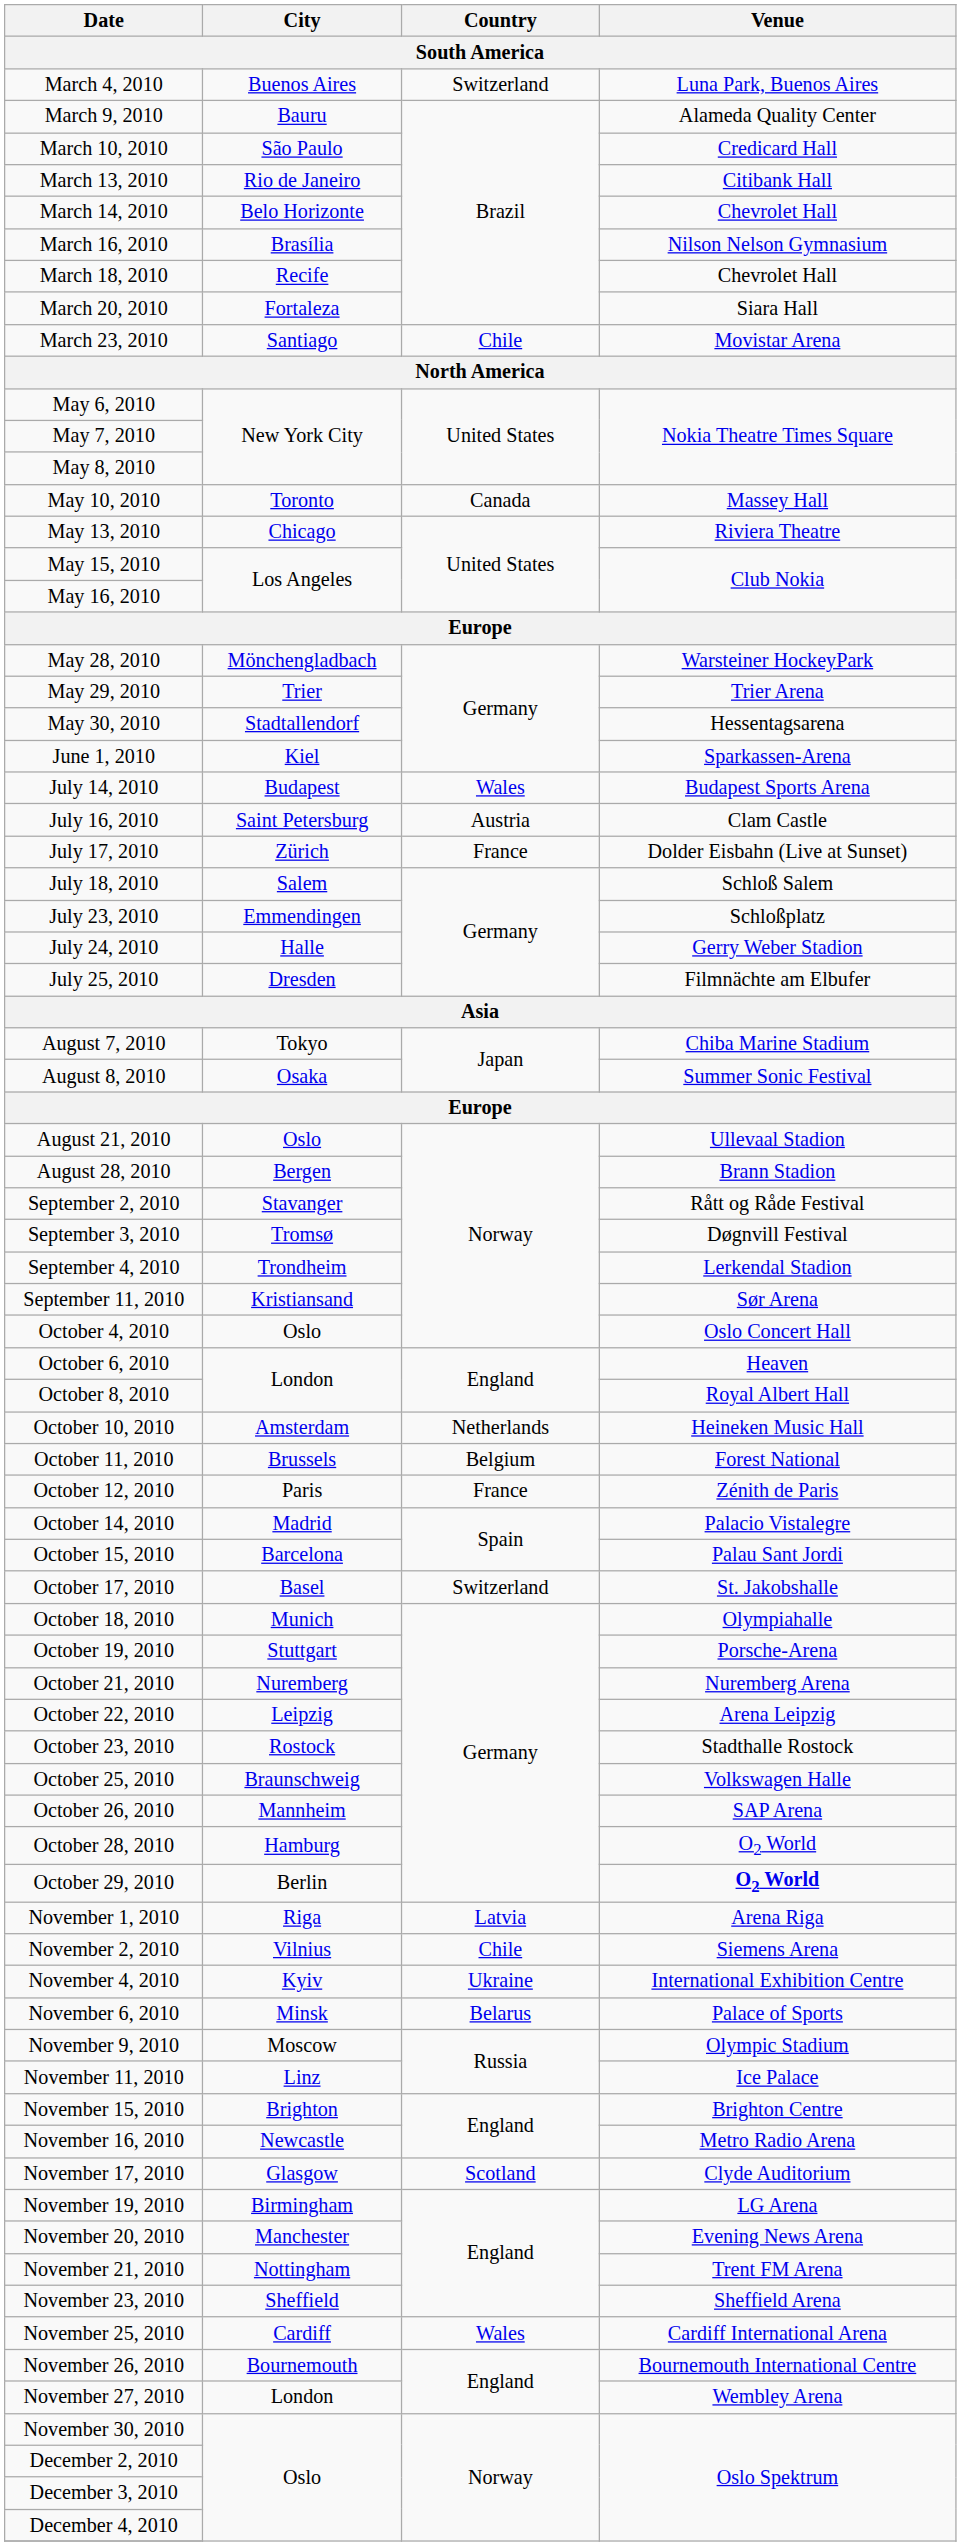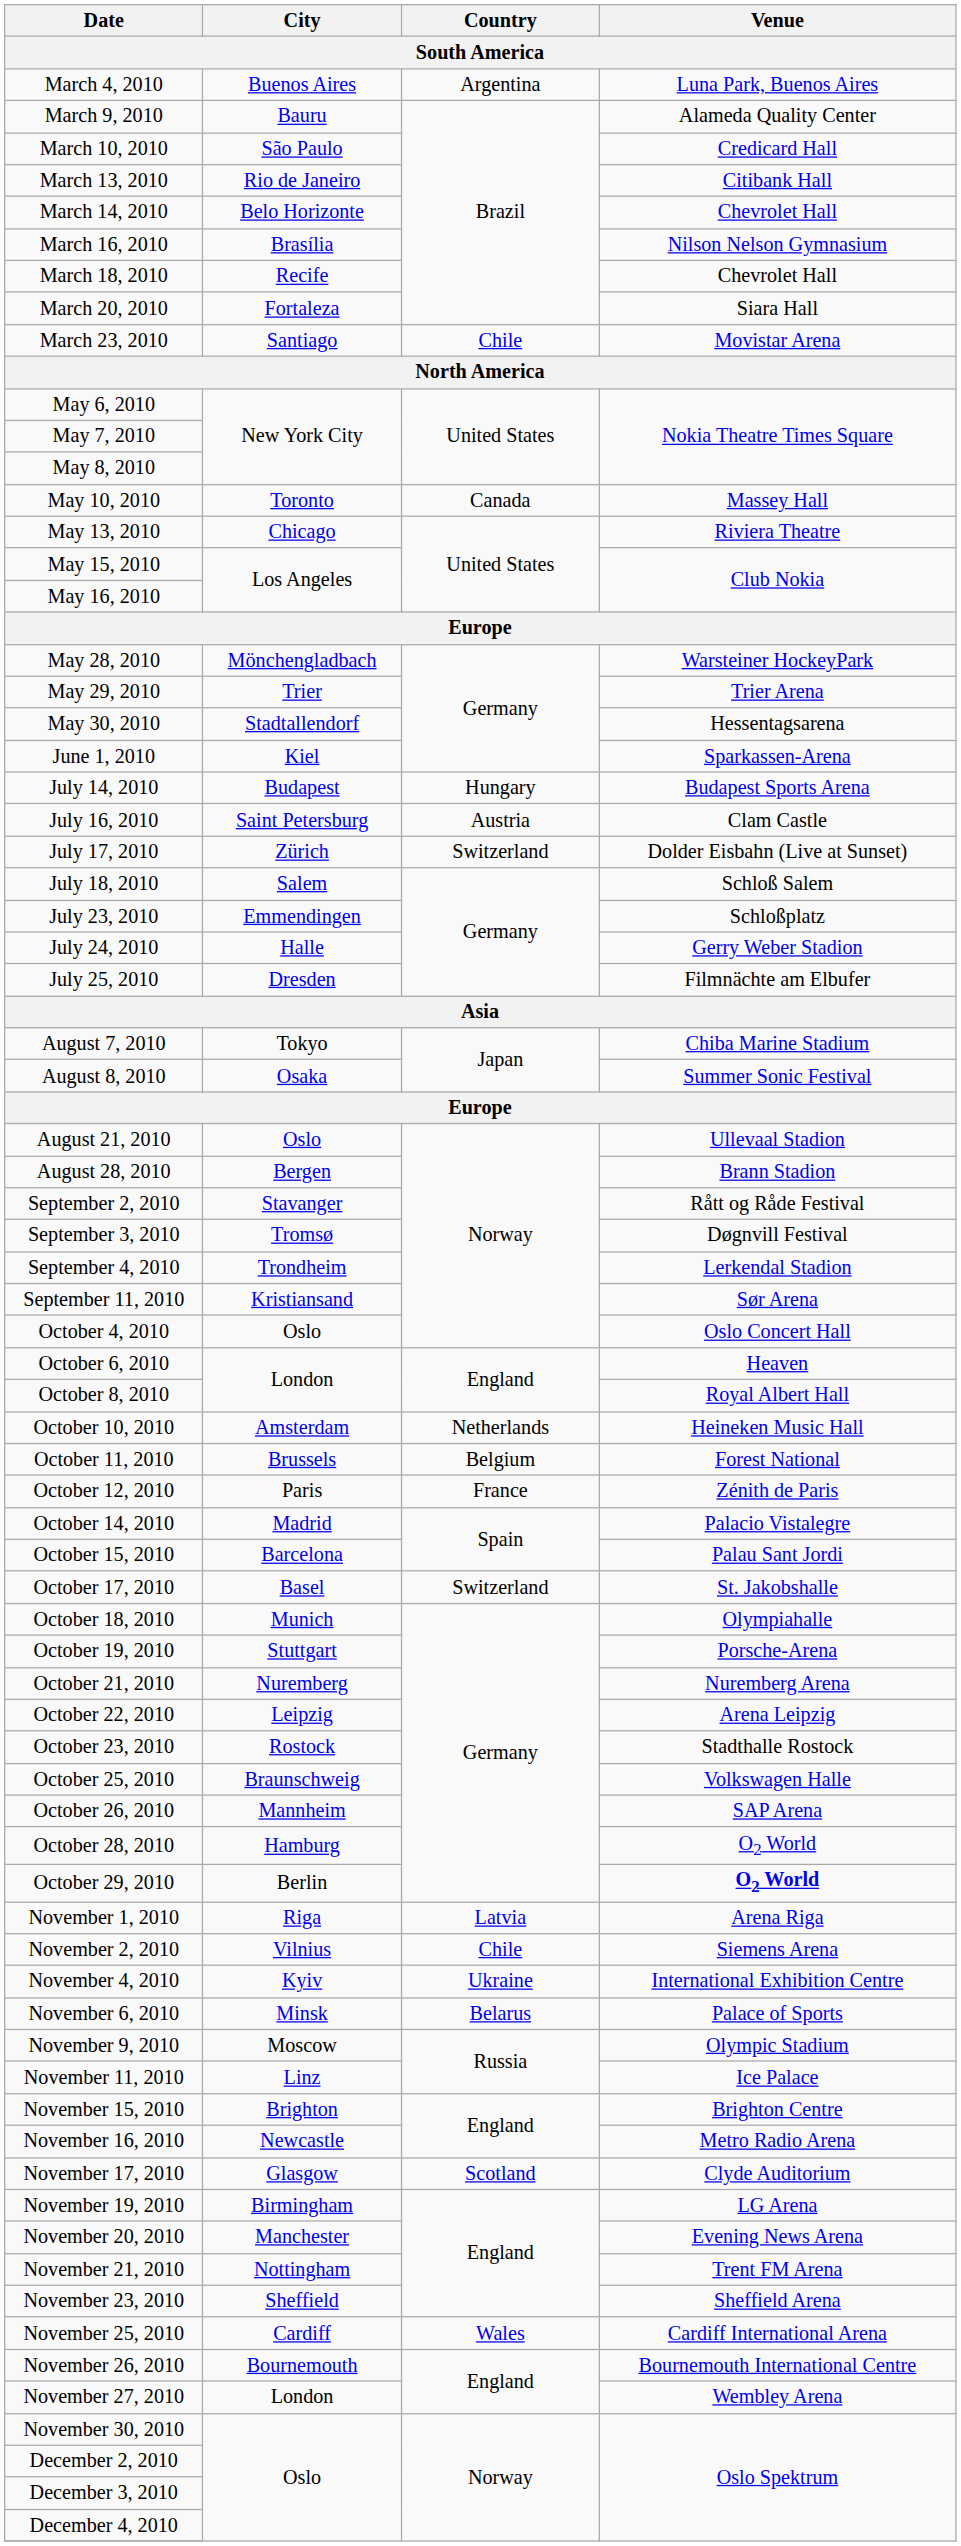(500, 84) Switzerland -> (500, 84) Argentina
(500, 787) Wales -> (500, 787) Hungary
(500, 851) France -> (500, 851) Switzerland
